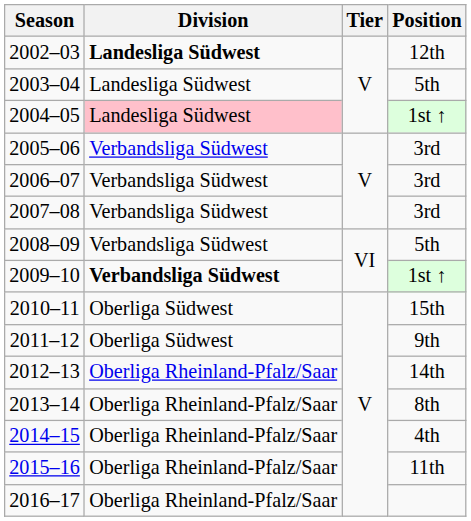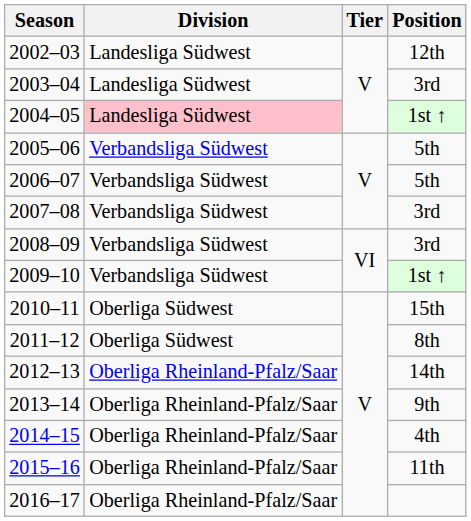(175, 52) bold -> (170, 52) normal
(427, 84) 5th -> (427, 84) 3rd
(427, 148) 3rd -> (427, 148) 5th
(427, 180) 3rd -> (427, 180) 5th
(427, 244) 5th -> (427, 244) 3rd
(184, 276) bold -> (178, 276) normal
(427, 340) 9th -> (427, 340) 8th
(427, 404) 8th -> (427, 404) 9th
